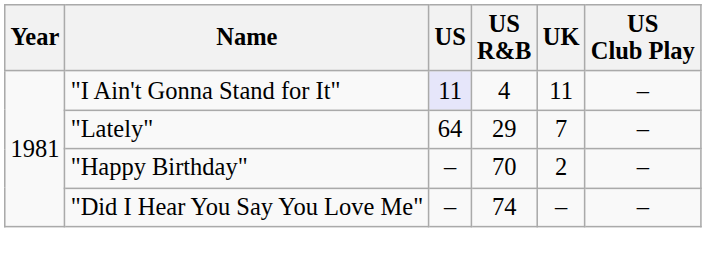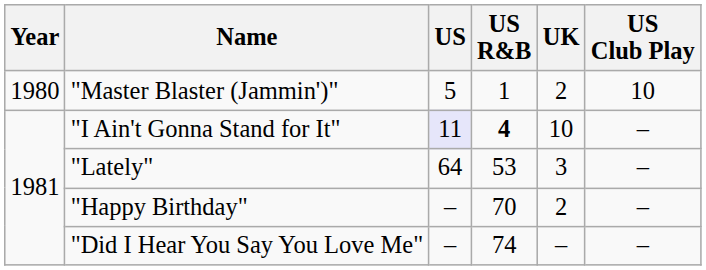+ row: (205, 90)
(504, 90) normal -> (504, 129) bold
(561, 90) 11 -> (561, 129) 10
(504, 129) 29 -> (504, 167) 53
(561, 129) 7 -> (561, 167) 3
